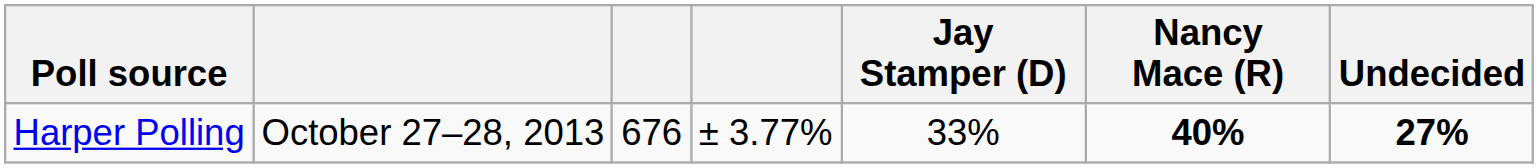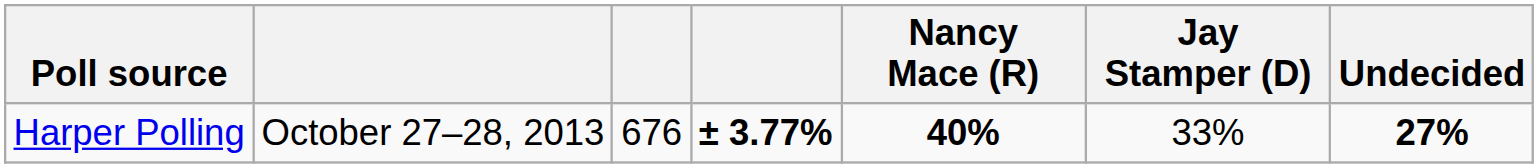columns swapped: (1208, 53) <-> (963, 53)
(766, 132) normal -> (766, 132) bold
